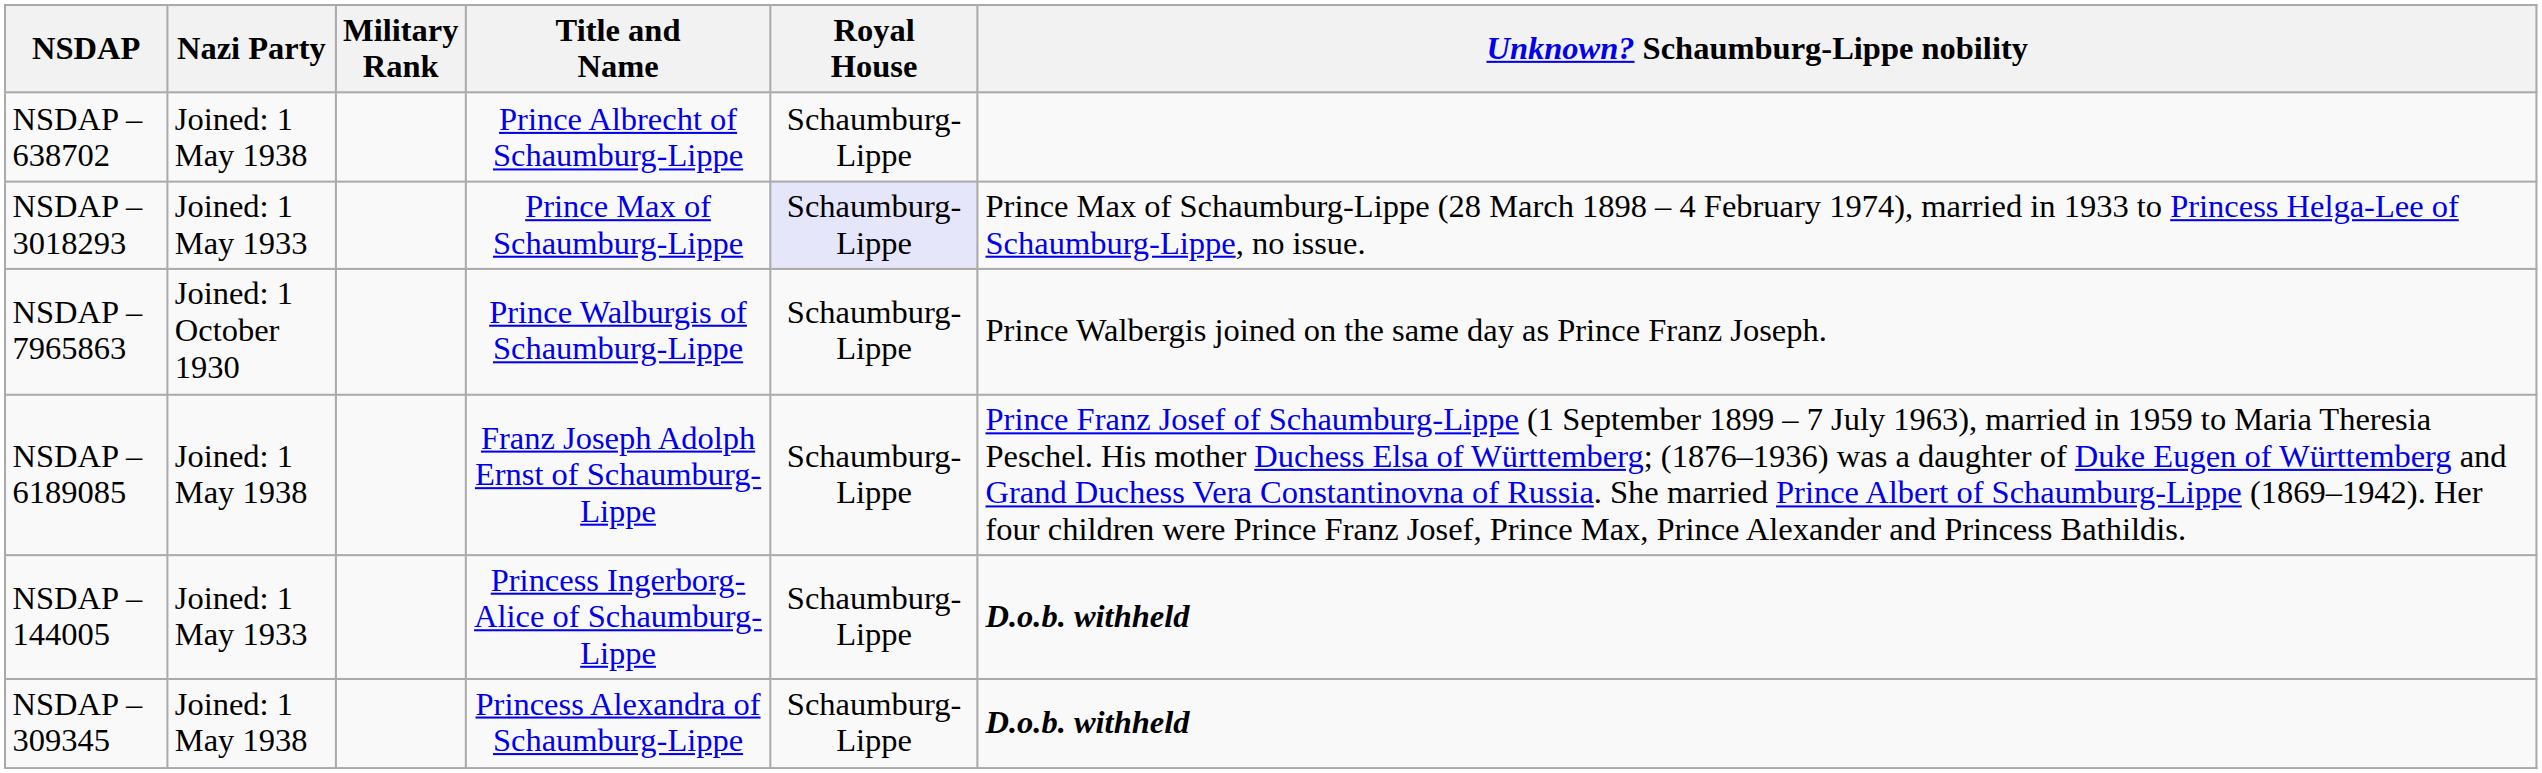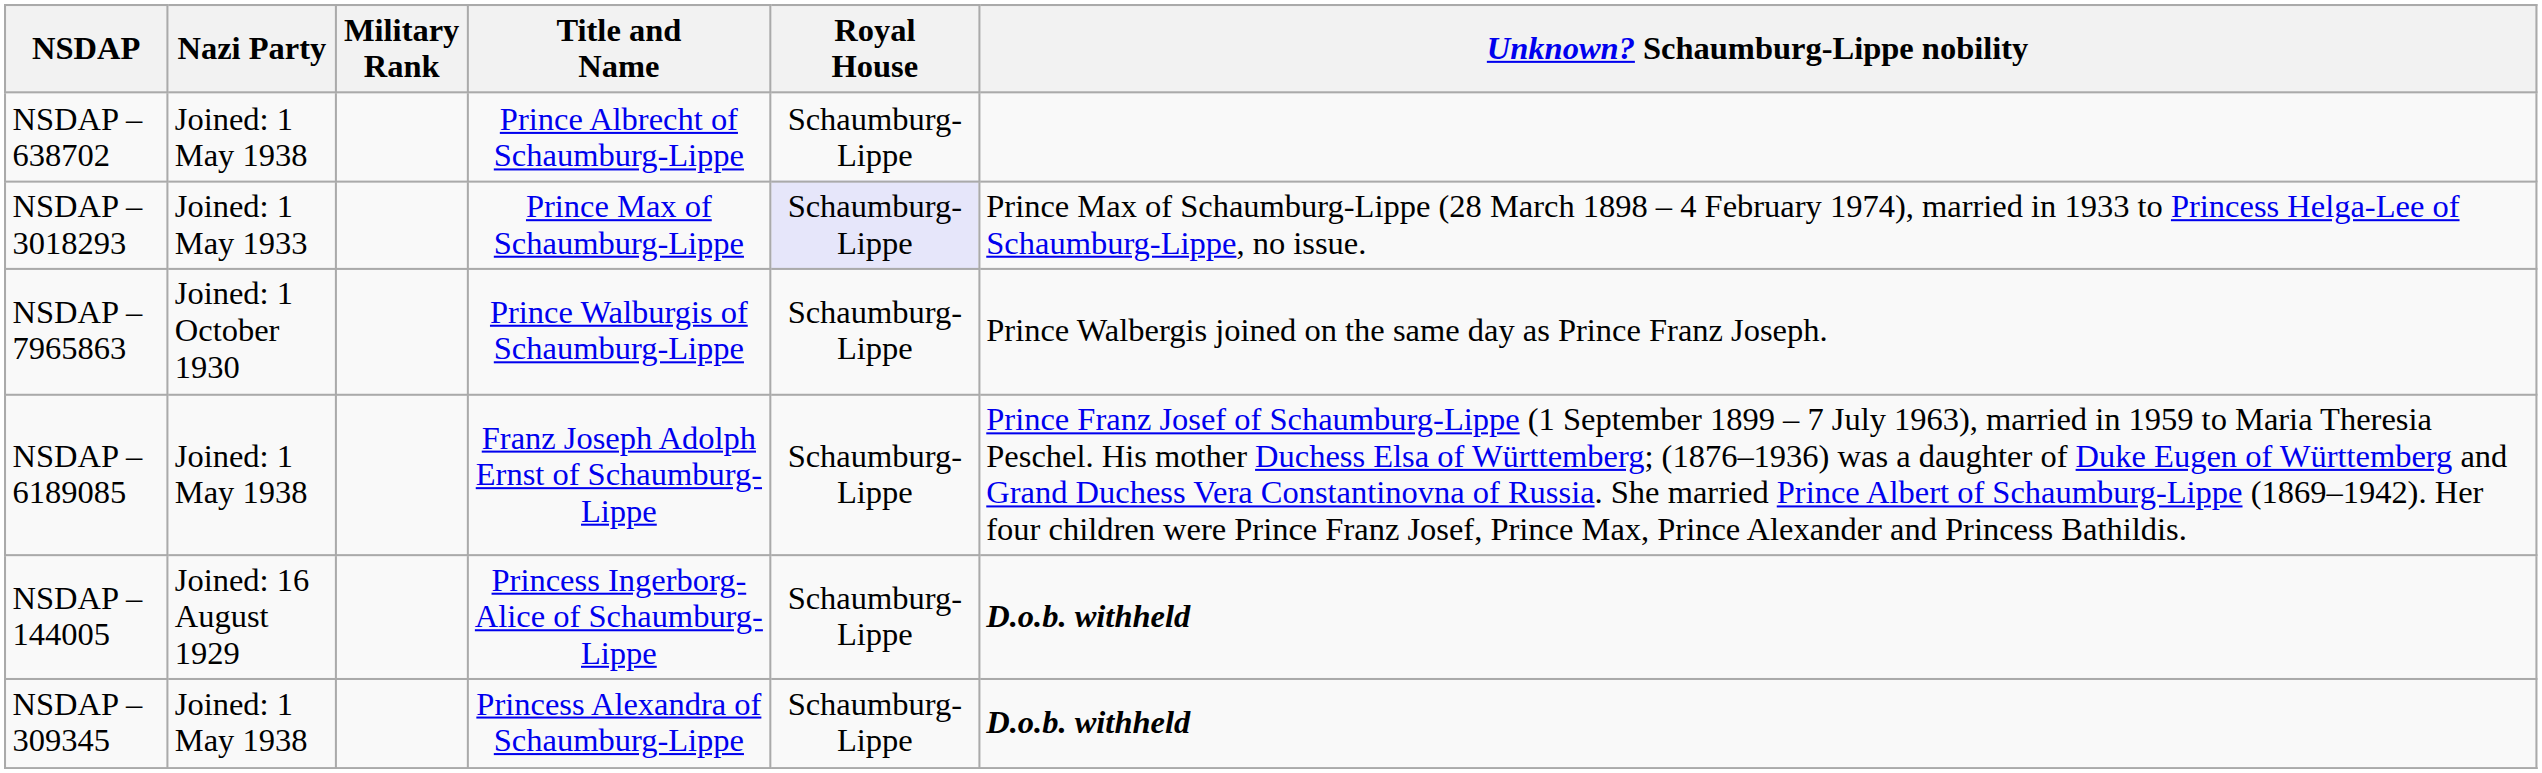(241, 616) Joined: 1 May 1933 -> (242, 616) Joined: 16 August 1929
